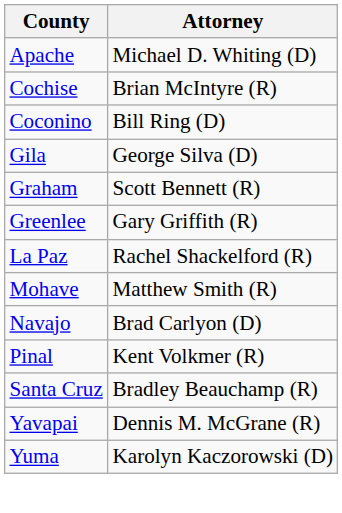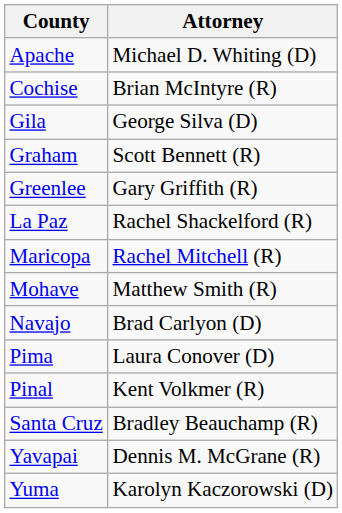- row: (51, 121)
+ row: (50, 255)
+ row: (31, 356)
